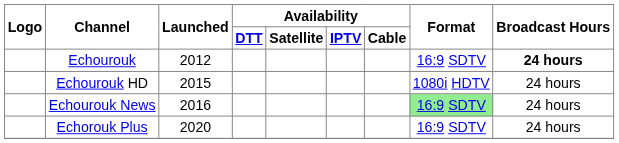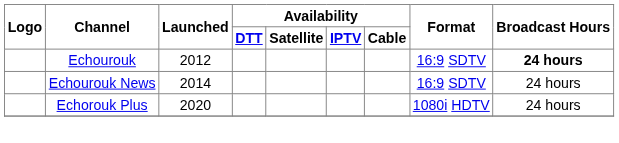- row: (102, 83)
(195, 105) 2016 -> (195, 83) 2014
(451, 105) lightgreen background -> (451, 83) no background
(451, 127) 16:9 SDTV -> (451, 105) 1080i HDTV
